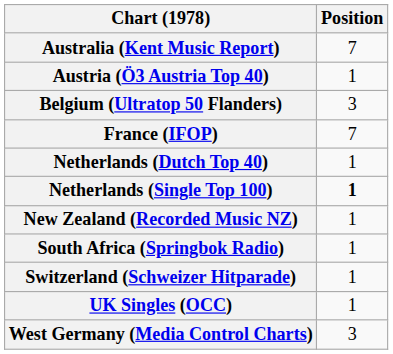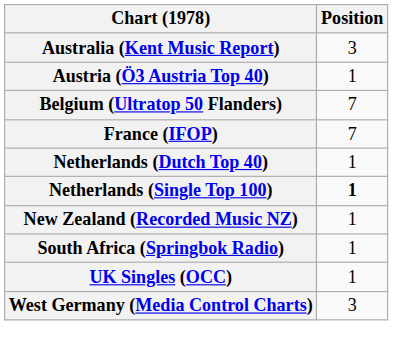(352, 47) 7 -> (352, 47) 3
(352, 104) 3 -> (352, 104) 7
- row: (161, 276)
